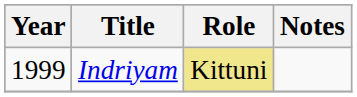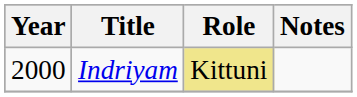(38, 69) 1999 -> (38, 69) 2000
